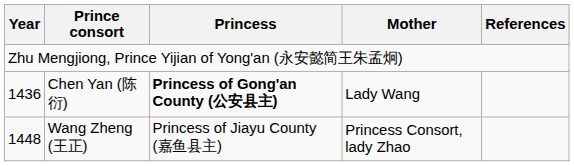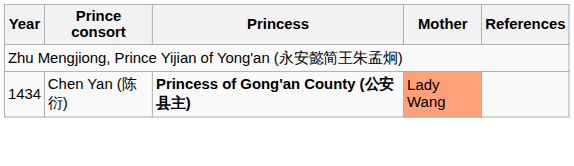(24, 94) 1436 -> (24, 94) 1434
(383, 94) no background -> (426, 94) lightsalmon background
- row: (90, 137)
